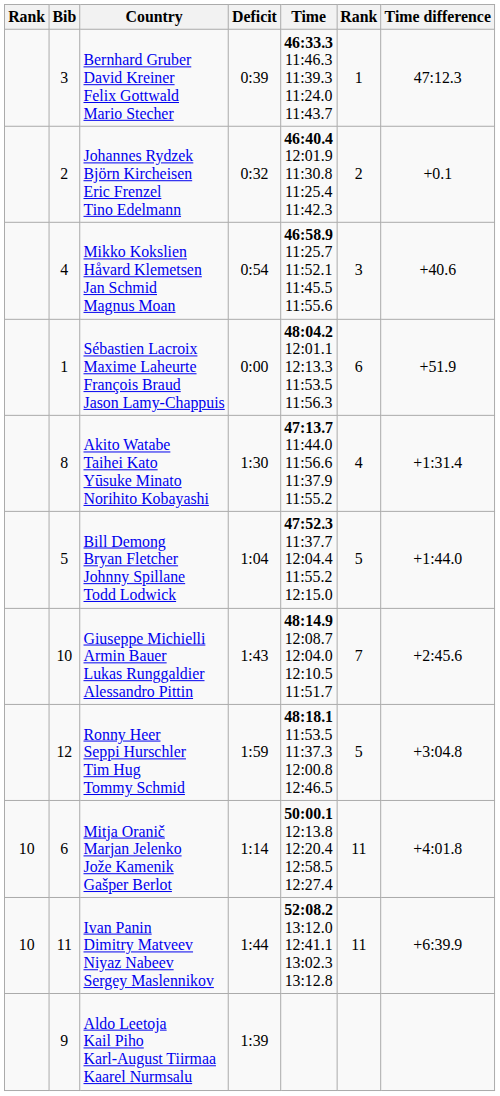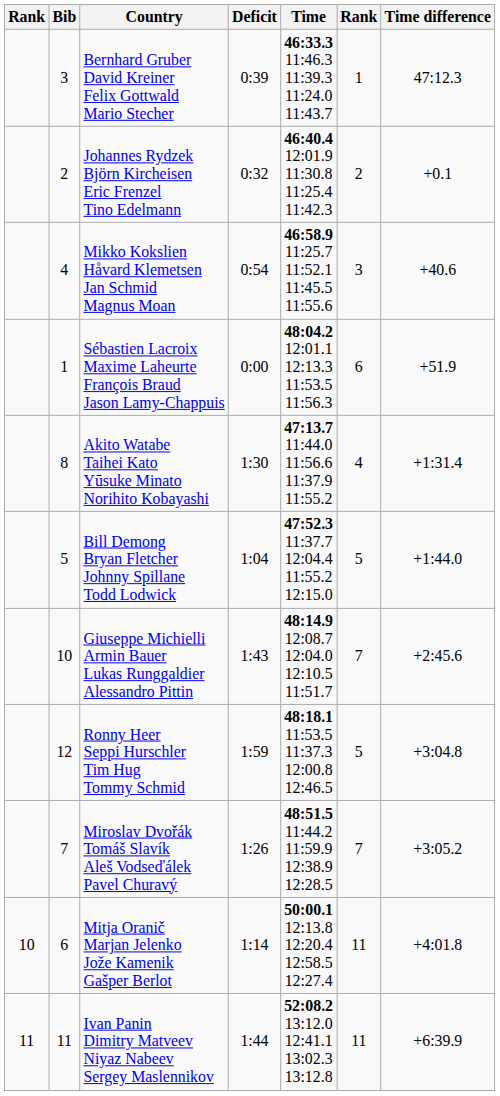+ row: (138, 857)
(27, 945) 10 -> (27, 1041) 11
- row: (150, 1050)
